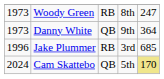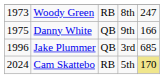(18, 30) 1973 -> (18, 30) 1975
(148, 30) 364 -> (148, 30) 166
(108, 47) RB -> (108, 47) QB
(108, 64) QB -> (108, 64) RB
